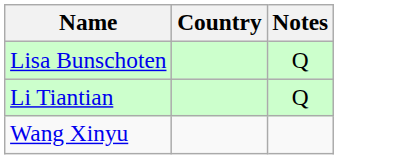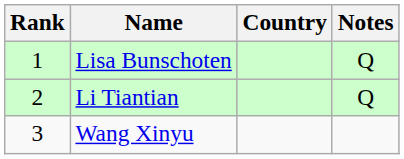+ column: (37, 23)
